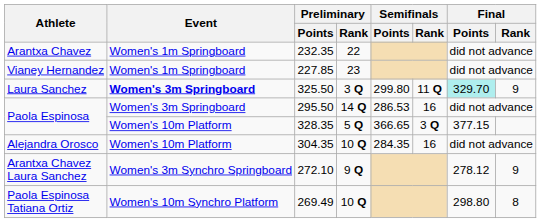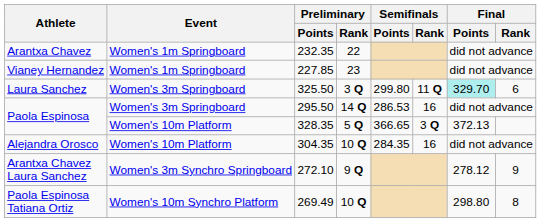(182, 89) bold -> (178, 89) normal
(516, 89) 9 -> (516, 89) 6
(471, 126) 377.15 -> (471, 126) 372.13
